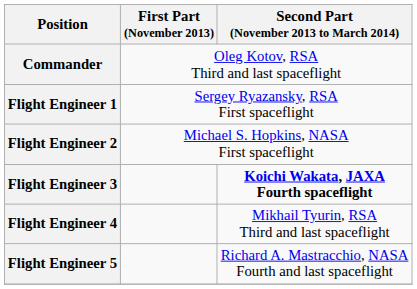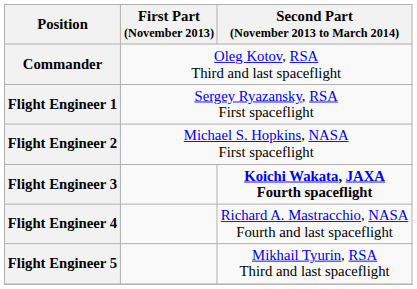(315, 223) Mikhail Tyurin, RSA Third and last spaceflight -> (315, 223) Richard A. Mastracchio, NASA Fourth and last spaceflight
(315, 263) Richard A. Mastracchio, NASA Fourth and last spaceflight -> (315, 263) Mikhail Tyurin, RSA Third and last spaceflight
